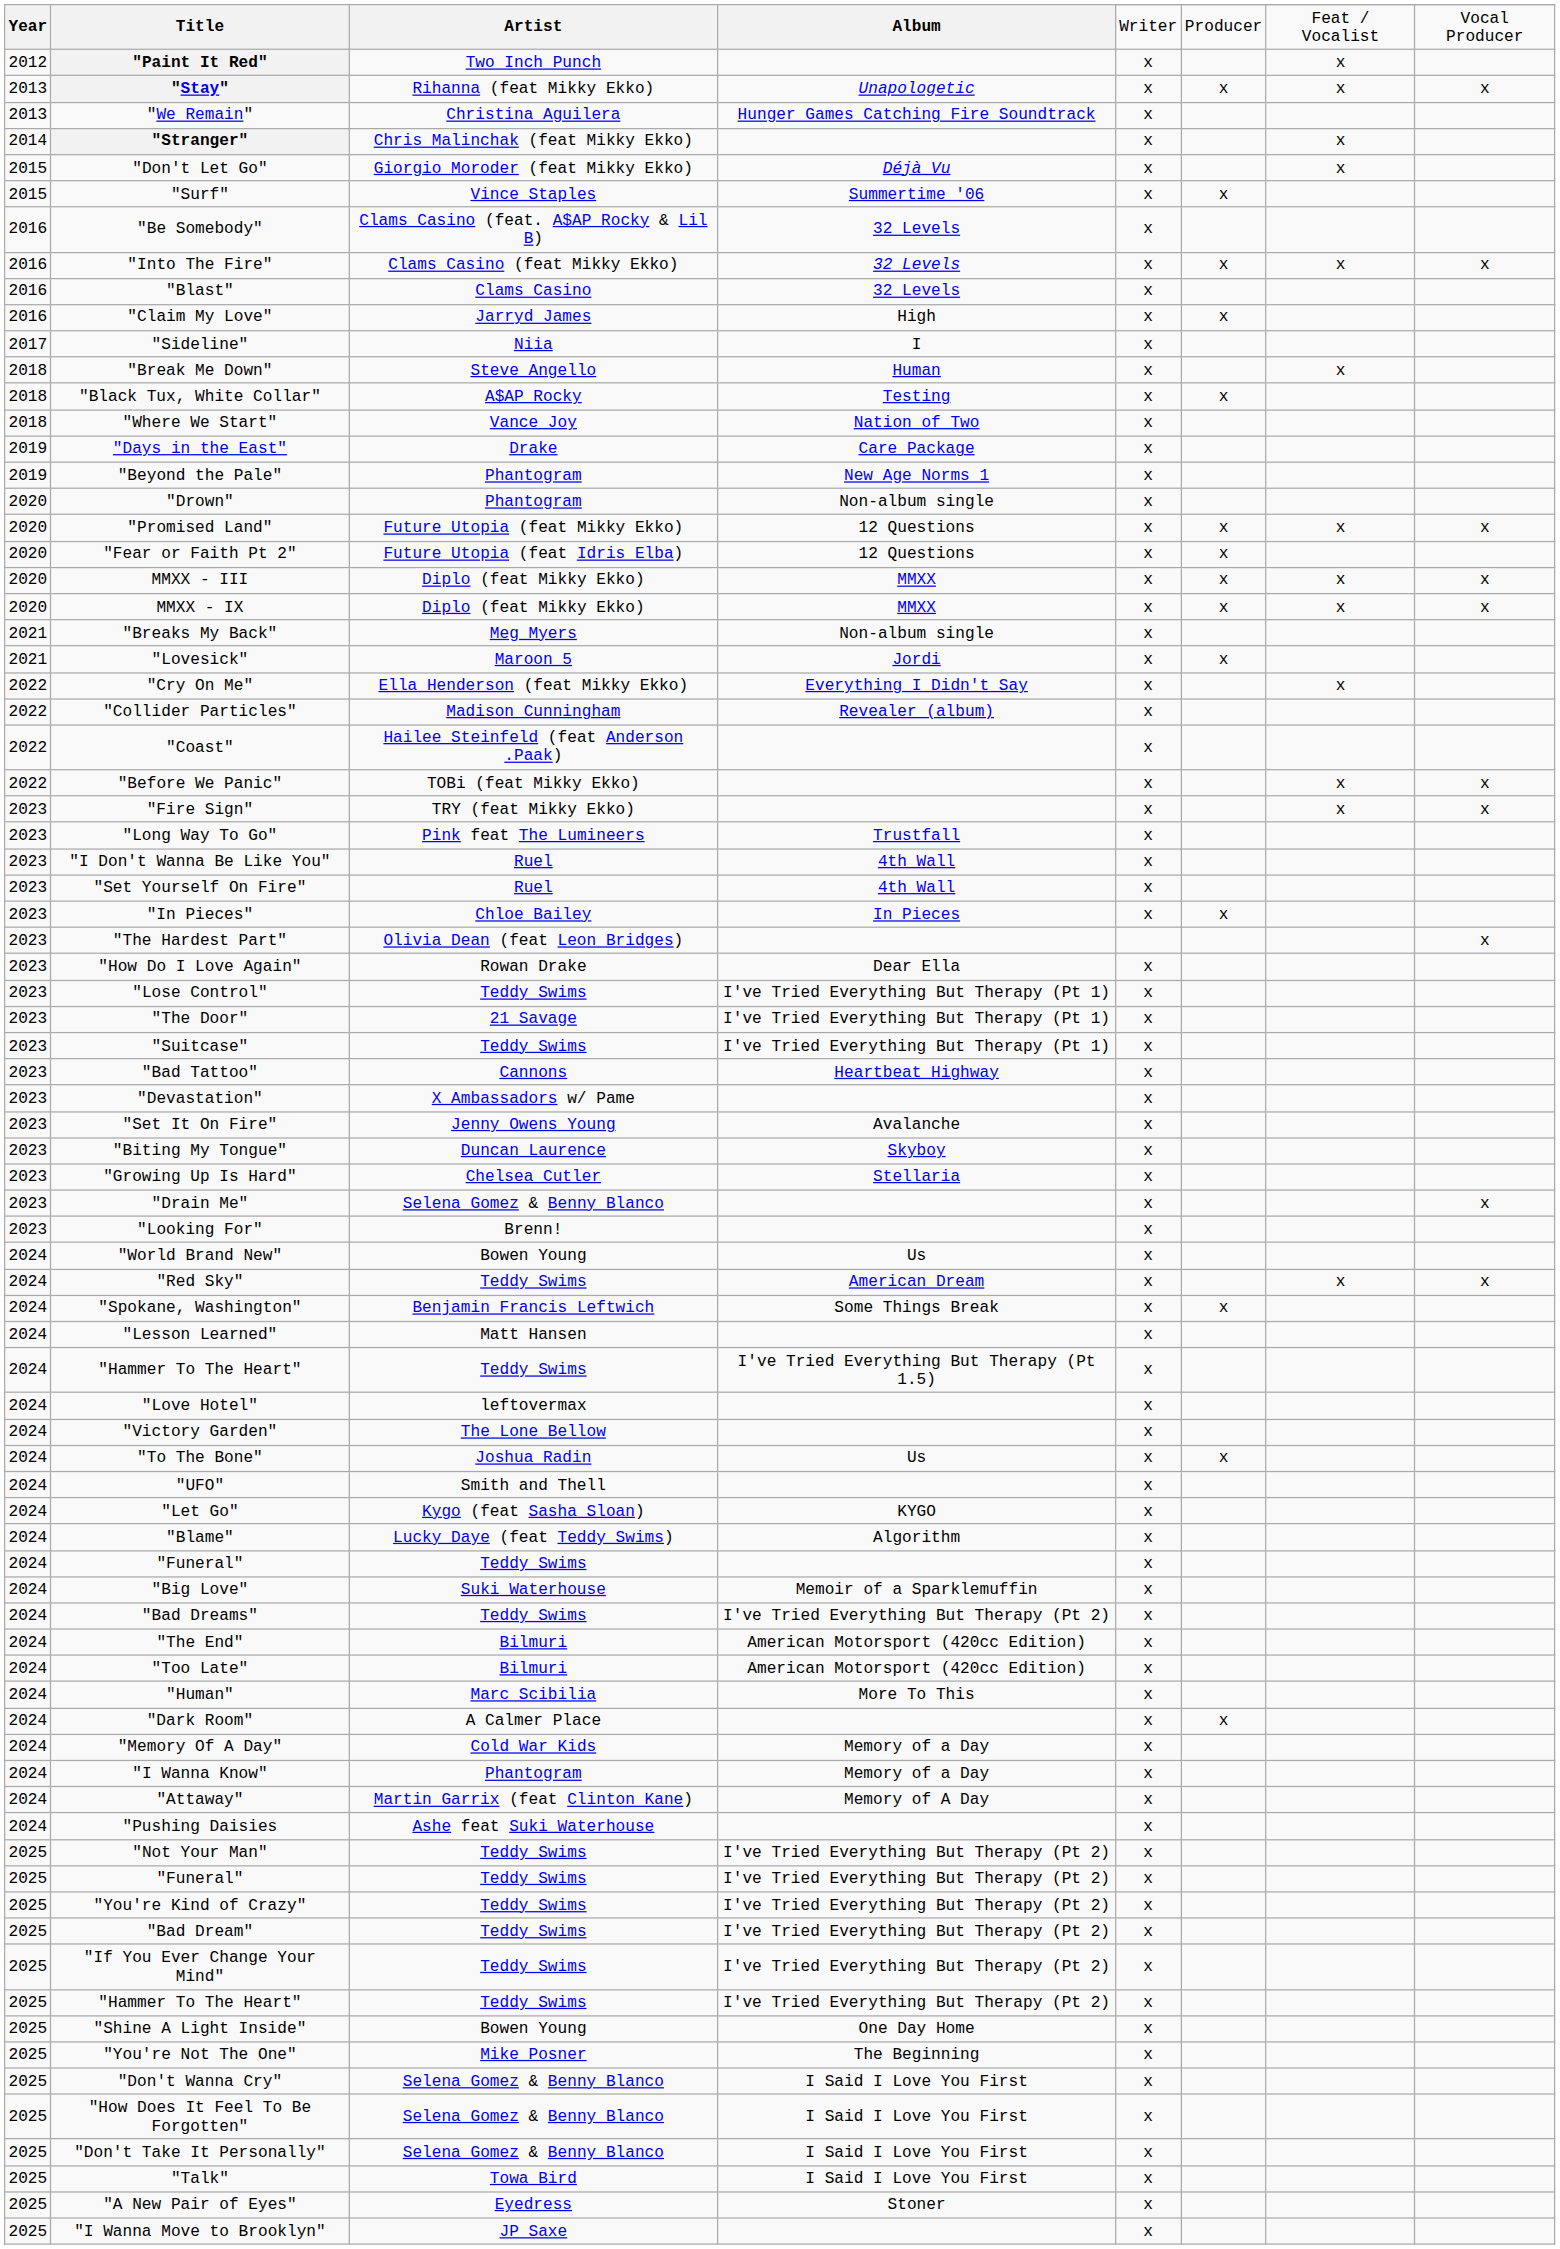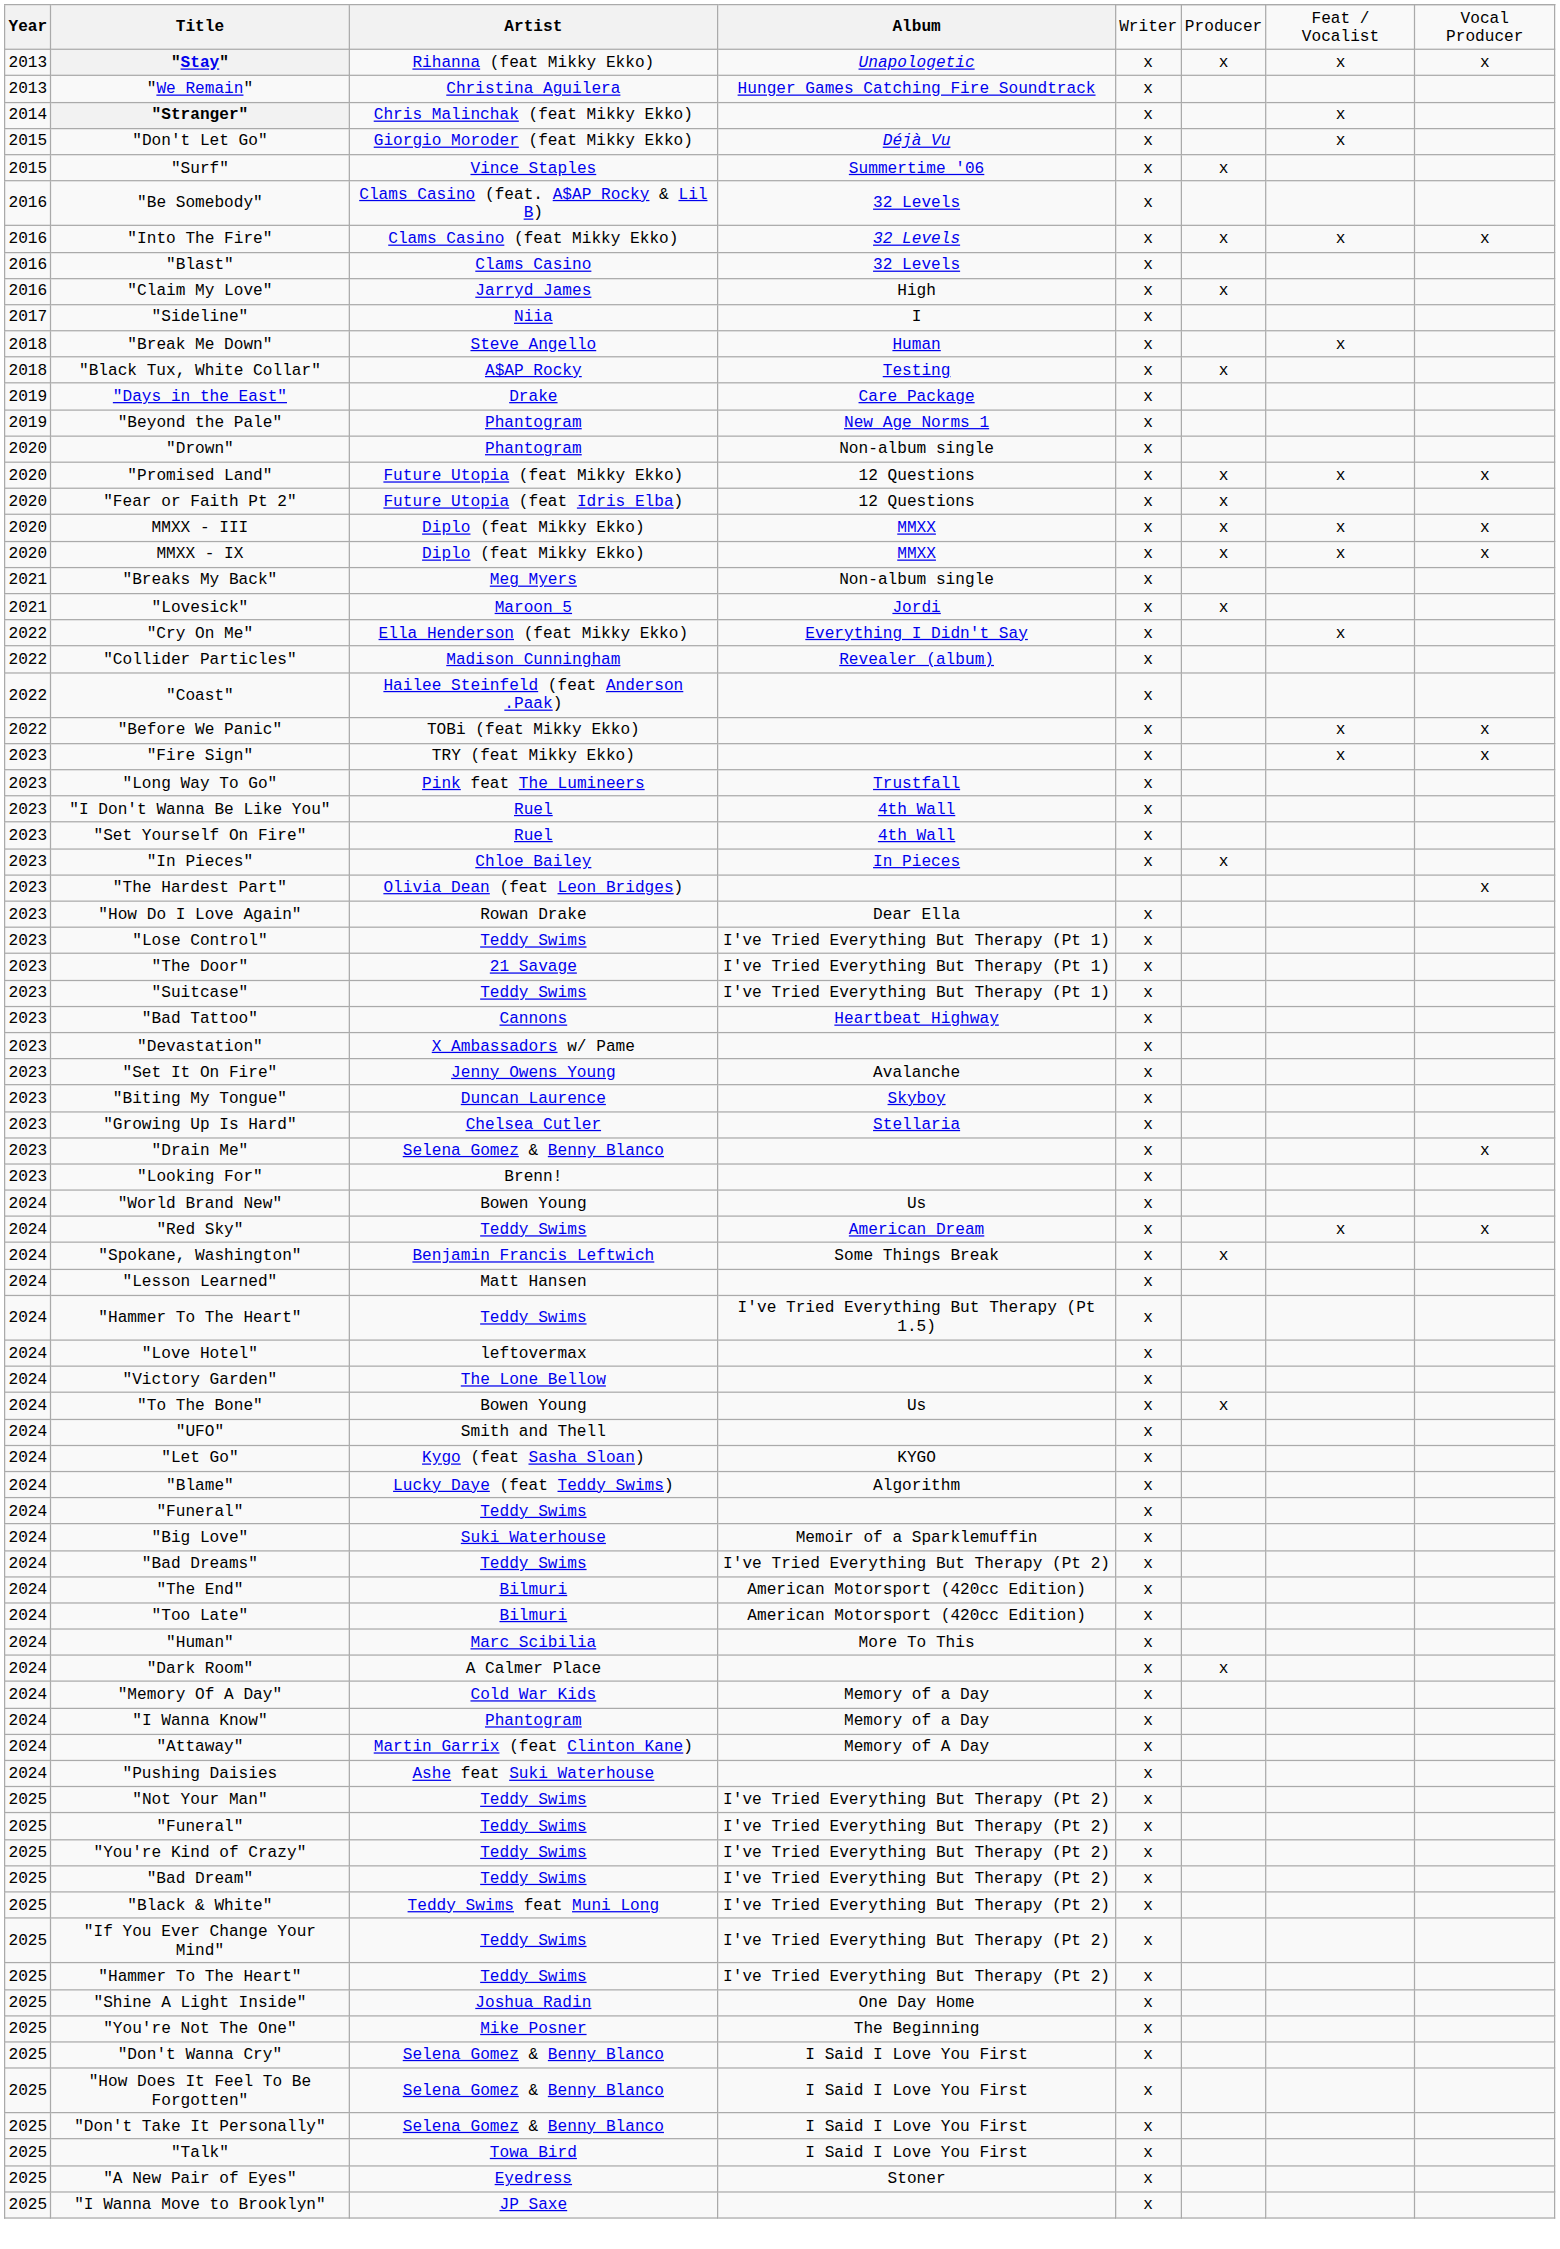- row: (200, 63)
- row: (200, 423)
(533, 1458) Joshua Radin -> (533, 1406) Bowen Young
+ row: (200, 1905)
(533, 2029) Bowen Young -> (533, 2002) Joshua Radin
